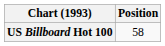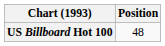(138, 32) 58 -> (138, 32) 48
